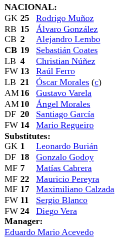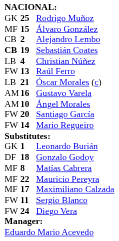(11, 28) RB -> (11, 28) MF
(10, 114) DF -> (11, 114) FW
(23, 168) 7 -> (23, 168) 8
